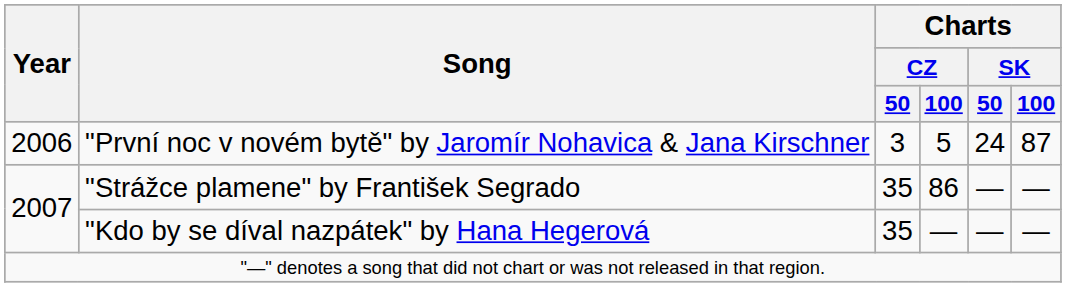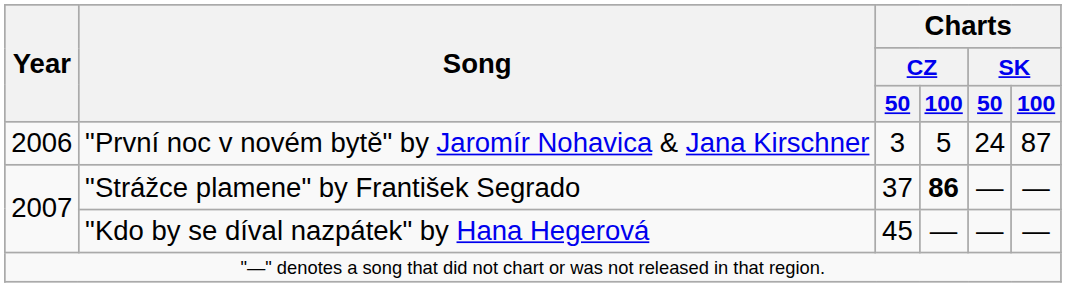(897, 186) 35 -> (897, 186) 37
(944, 186) normal -> (944, 186) bold
(897, 230) 35 -> (897, 230) 45
